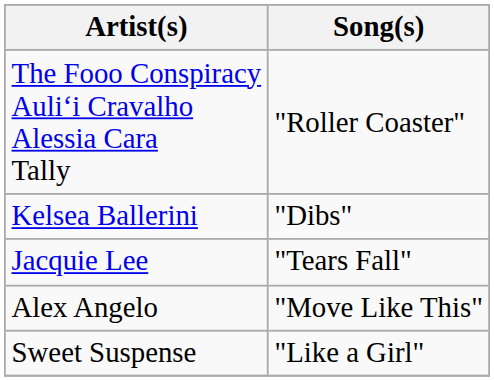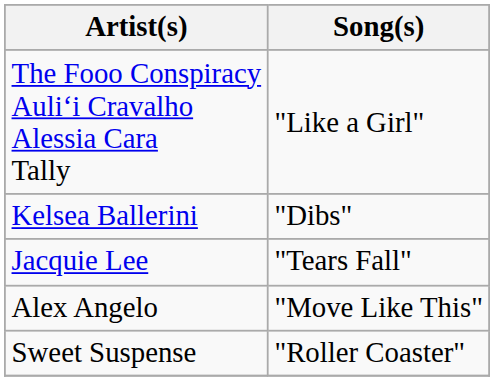(370, 121) "Roller Coaster" -> (349, 121) "Like a Girl"
(349, 352) "Like a Girl" -> (370, 352) "Roller Coaster"
